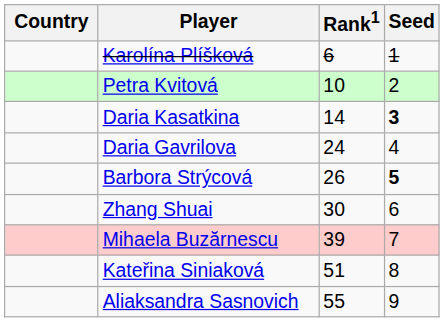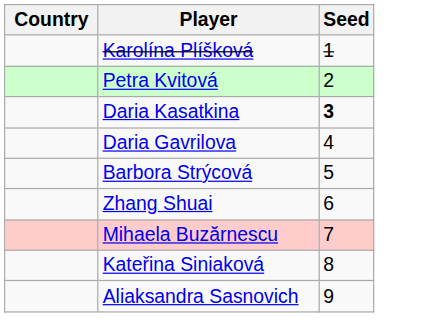- column: (352, 22)
(394, 178) bold -> (329, 173) normal
